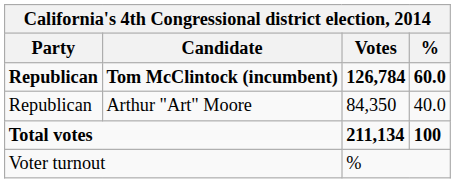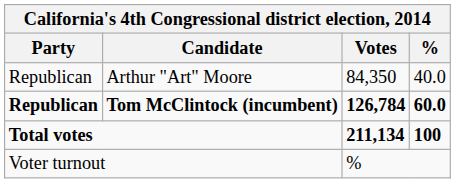rows swapped: (222, 76) <-> (179, 105)
